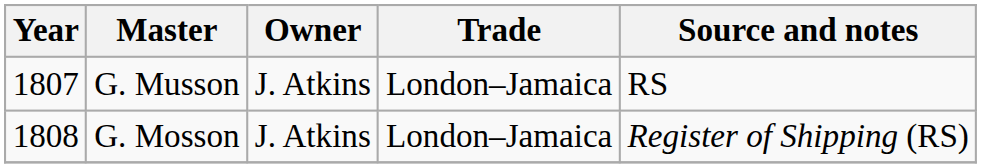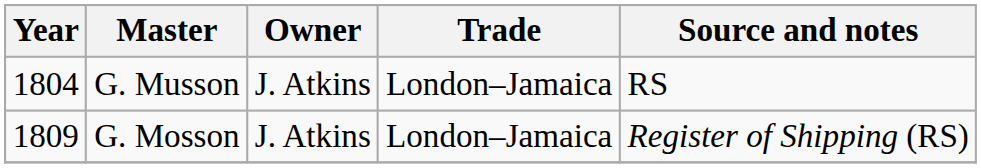(46, 83) 1807 -> (46, 83) 1804
(46, 135) 1808 -> (46, 135) 1809
